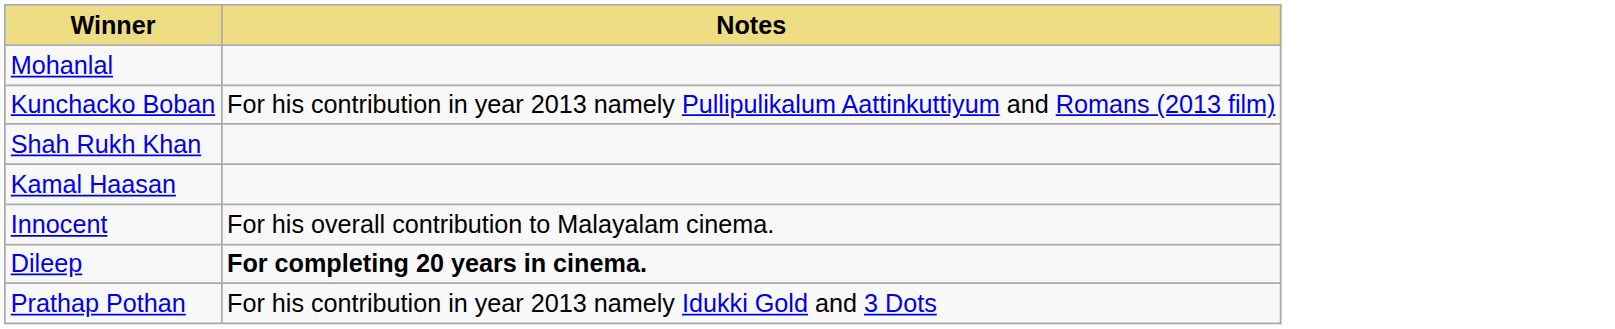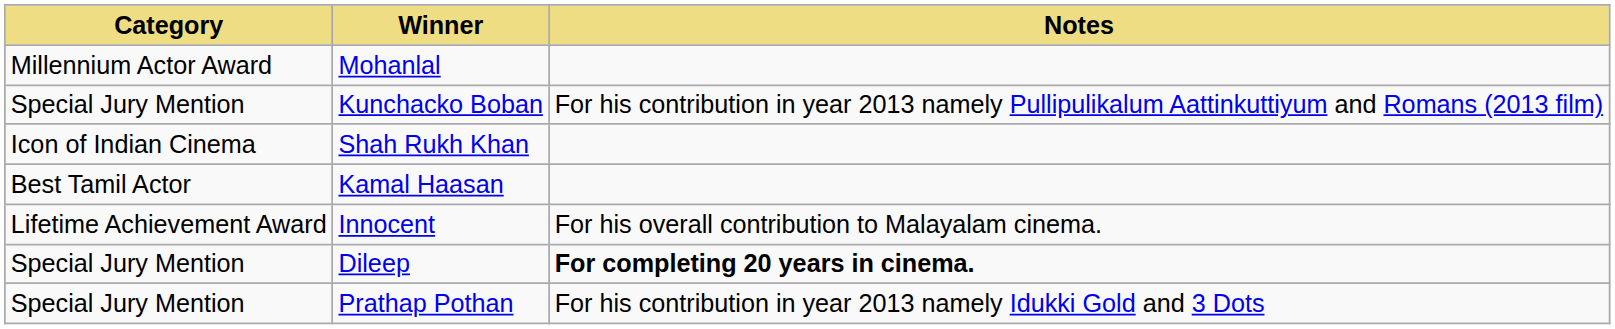+ column: (169, 25)
